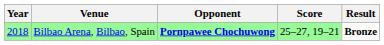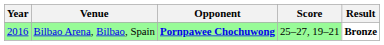(18, 31) 2018 -> (18, 31) 2016
